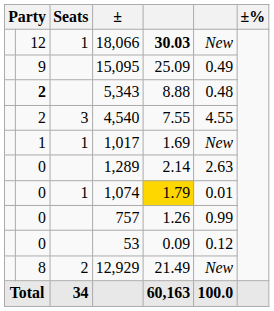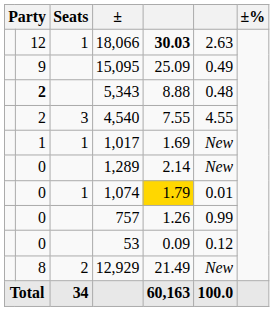(219, 42) New -> (219, 42) 2.63
(219, 167) 2.63 -> (219, 167) New
